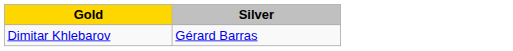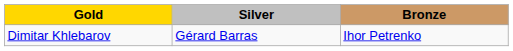+ column: (424, 14)
